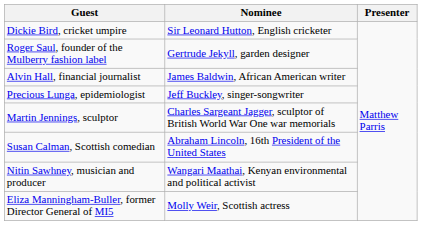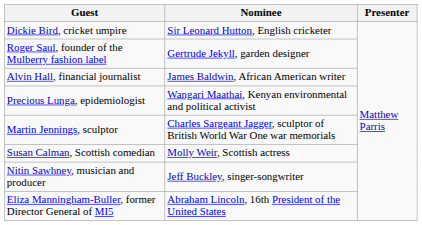(236, 94) Jeff Buckley, singer-songwriter -> (257, 100) Wangari Maathai, Kenyan environmental and political activist
(254, 147) Abraham Lincoln, 16th President of the United States -> (229, 153) Molly Weir, Scottish actress
(257, 176) Wangari Maathai, Kenyan environmental and political activist -> (236, 176) Jeff Buckley, singer-songwriter
(229, 206) Molly Weir, Scottish actress -> (254, 206) Abraham Lincoln, 16th President of the United States
